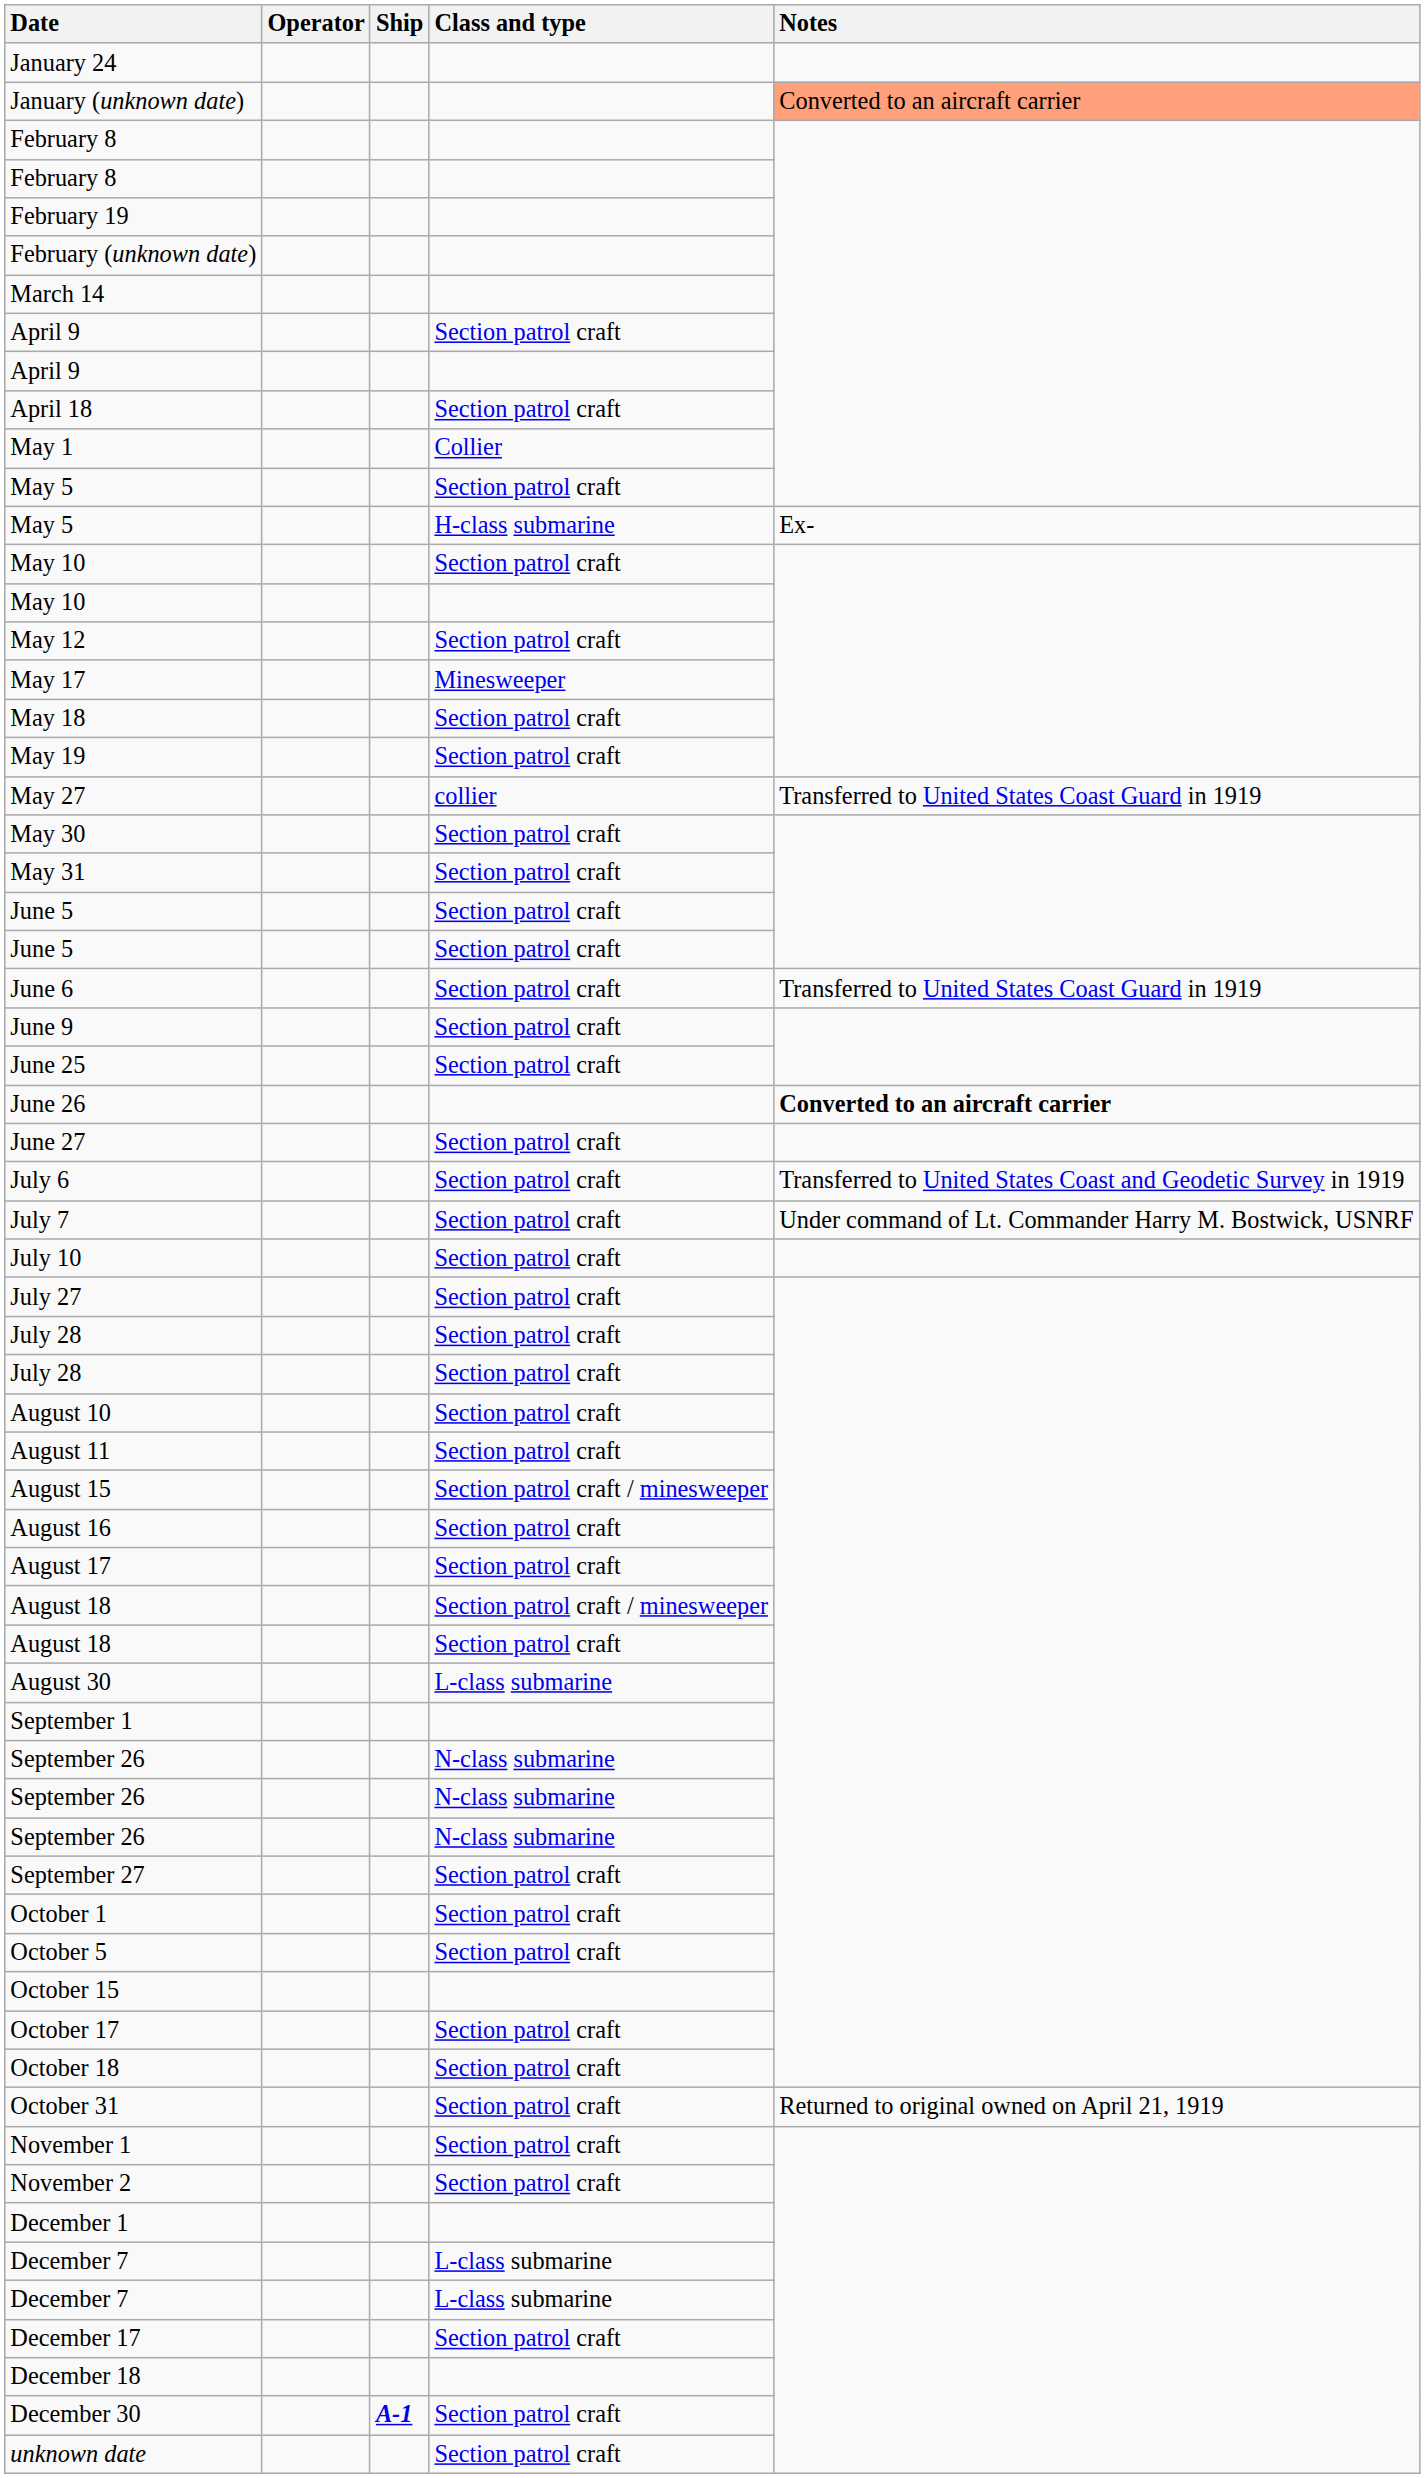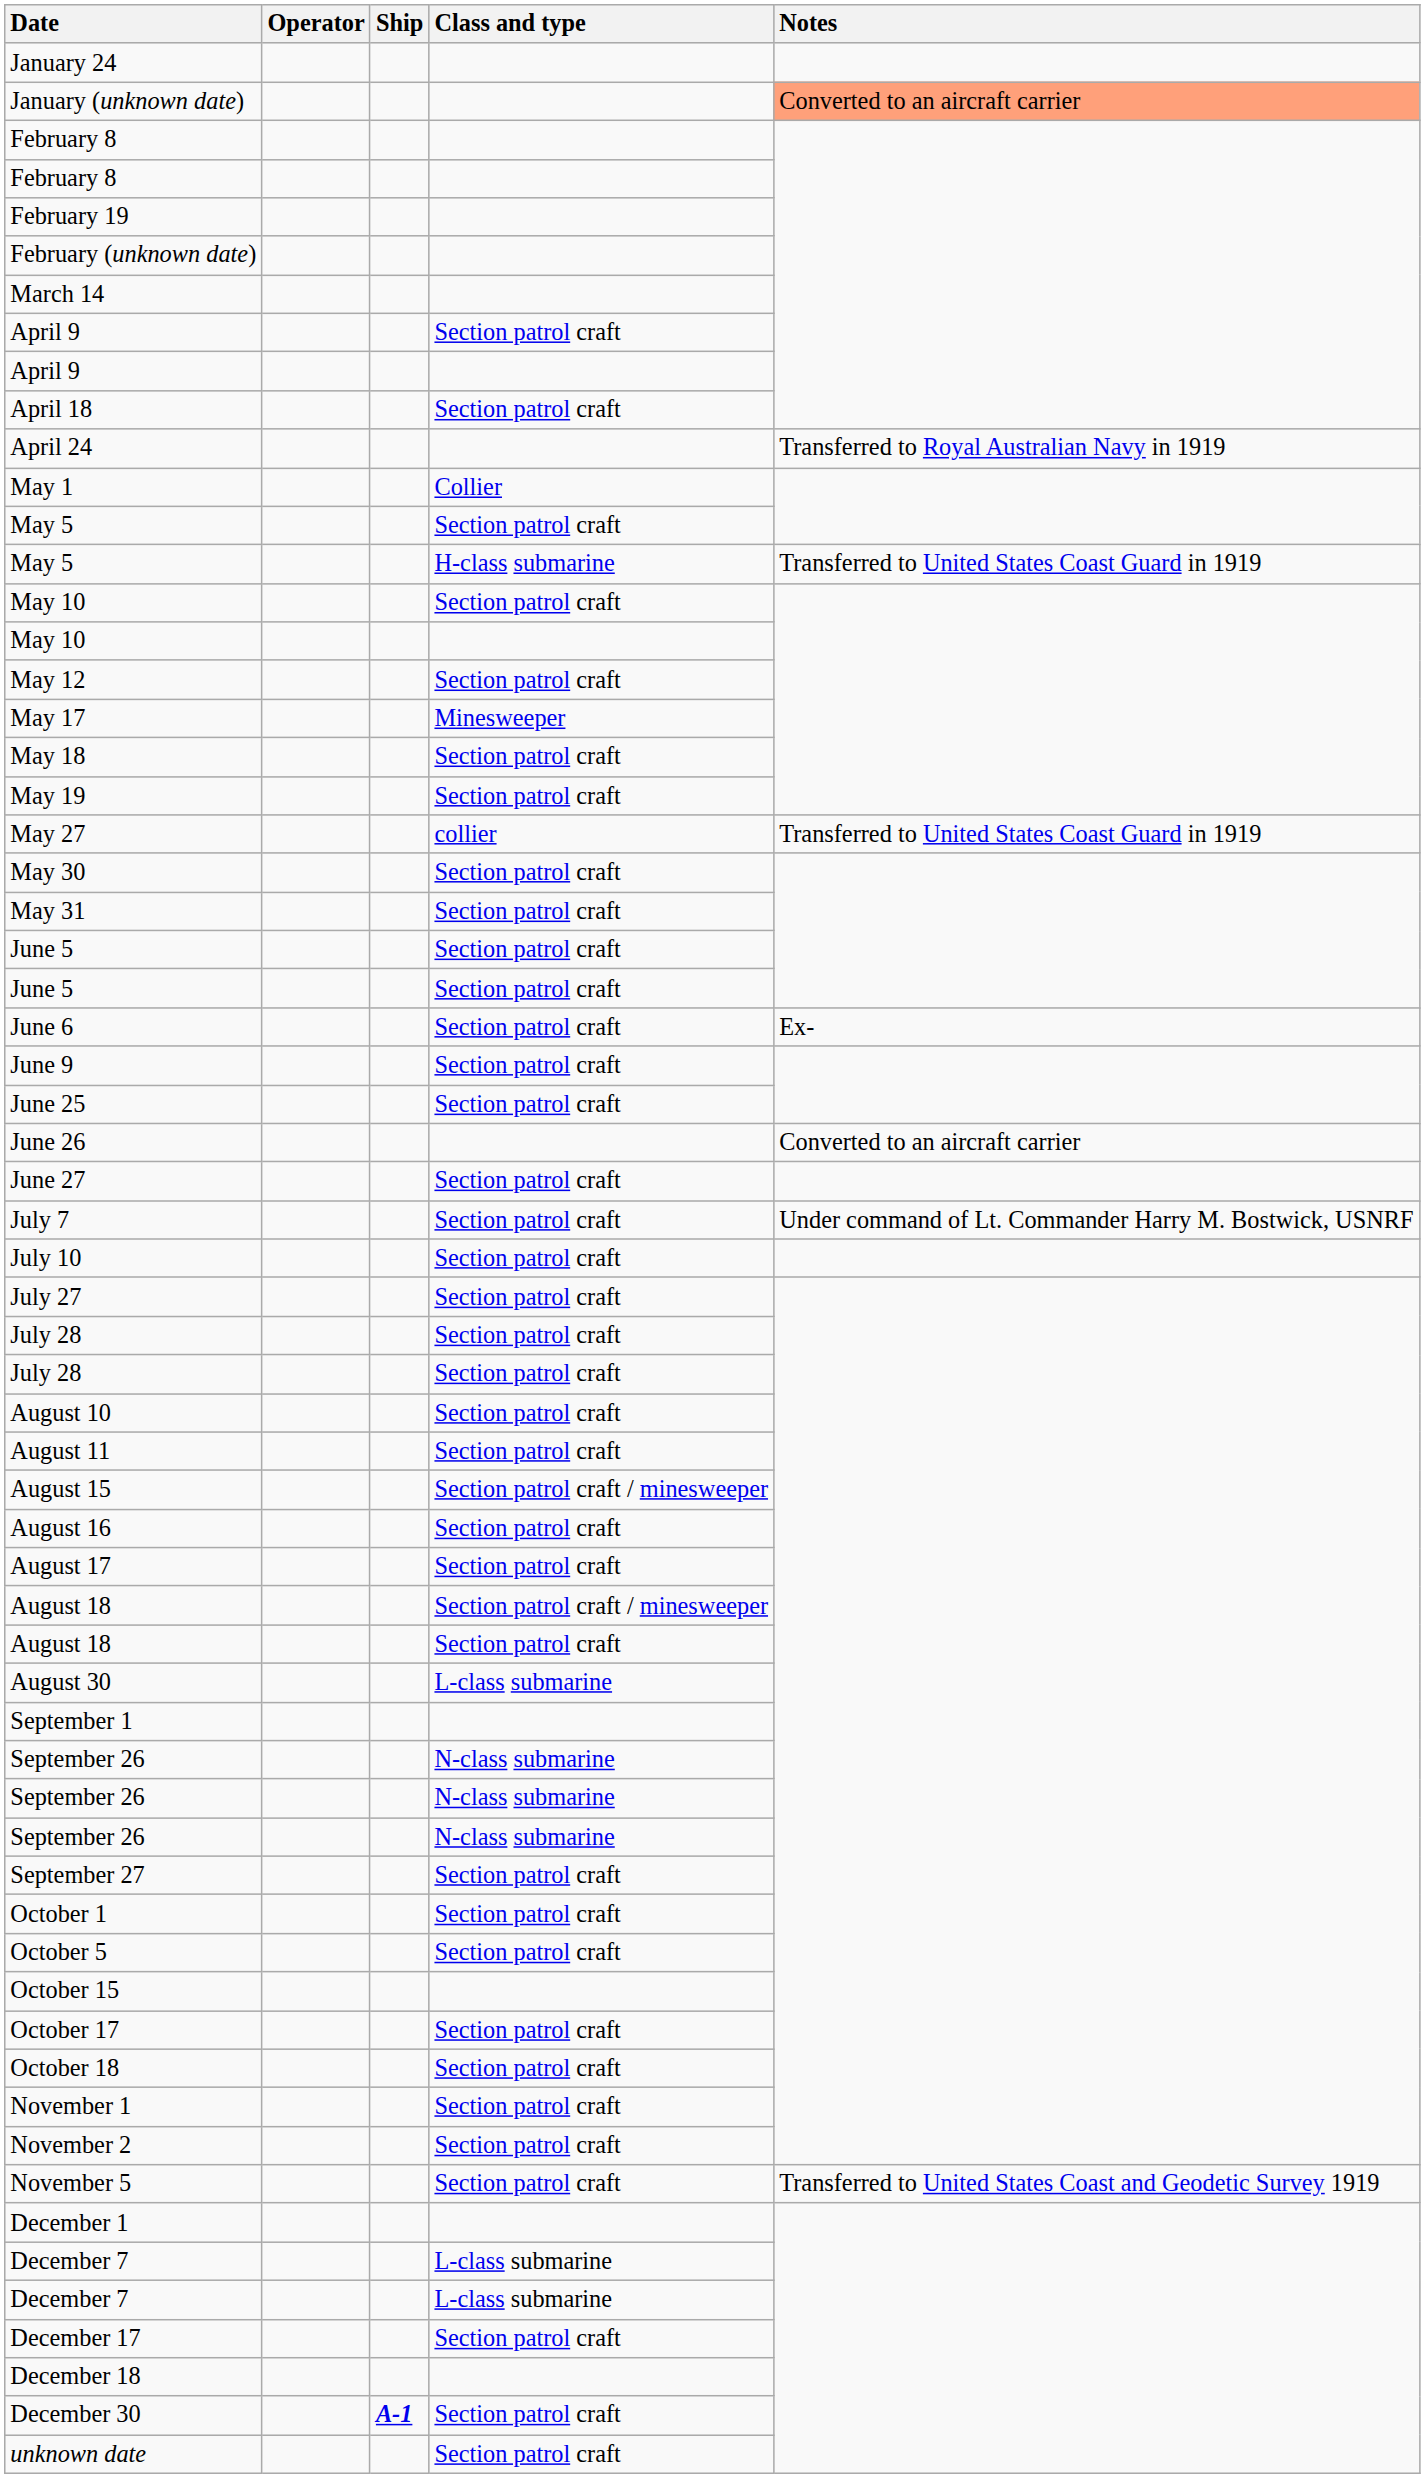+ row: (51, 448)
(797, 525) Ex- -> (1020, 563) Transferred to United States Coast Guard in 1919
(1020, 988) Transferred to United States Coast Guard in 1919 -> (797, 1026) Ex-
(945, 1103) bold -> (930, 1142) normal
- row: (40, 1180)
- row: (65, 2106)
+ row: (71, 2183)
